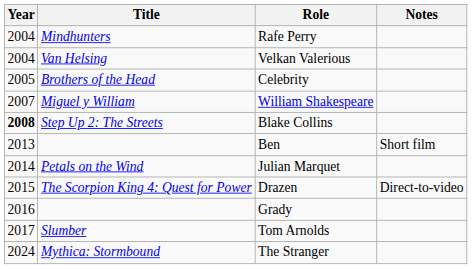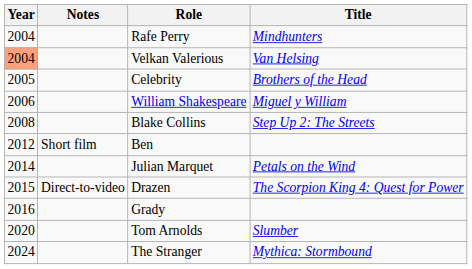columns swapped: (146, 15) <-> (422, 15)
(21, 58) no background -> (21, 58) lightsalmon background
(21, 101) 2007 -> (21, 101) 2006
(21, 123) bold -> (21, 123) normal
(21, 144) 2013 -> (21, 144) 2012
(21, 230) 2017 -> (21, 230) 2020
